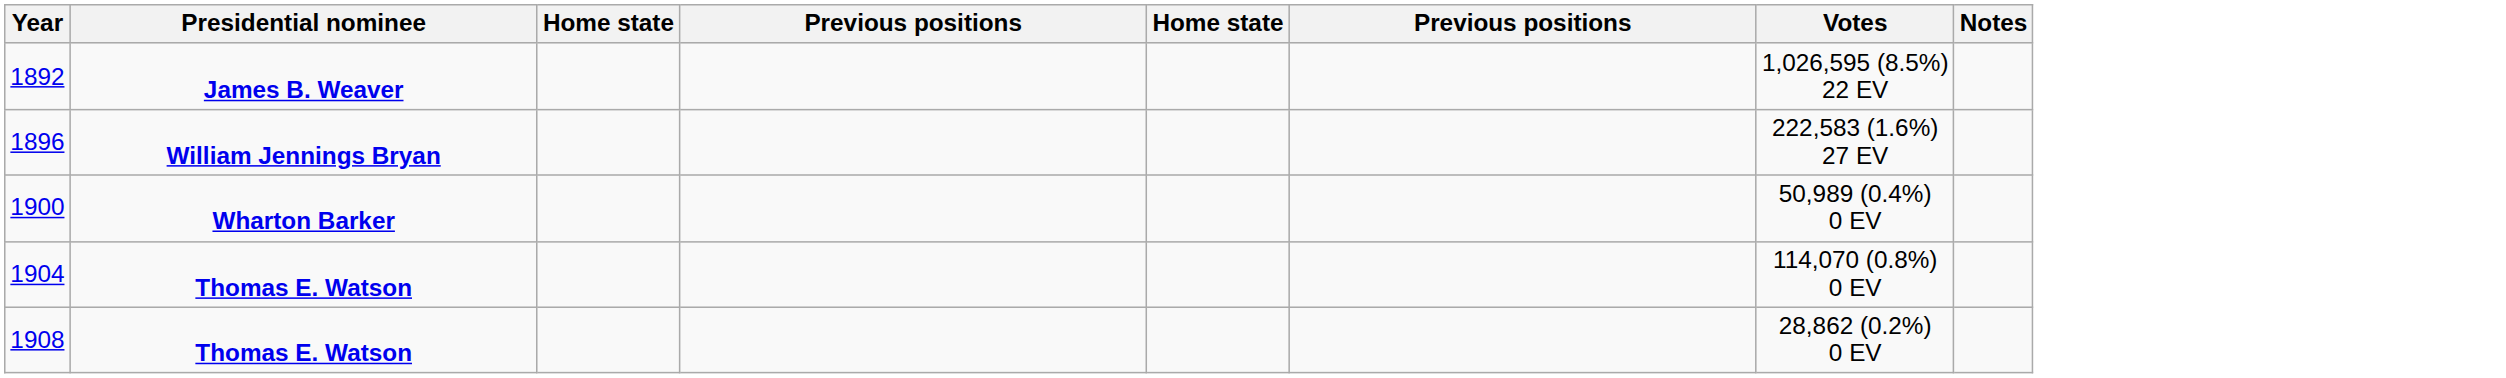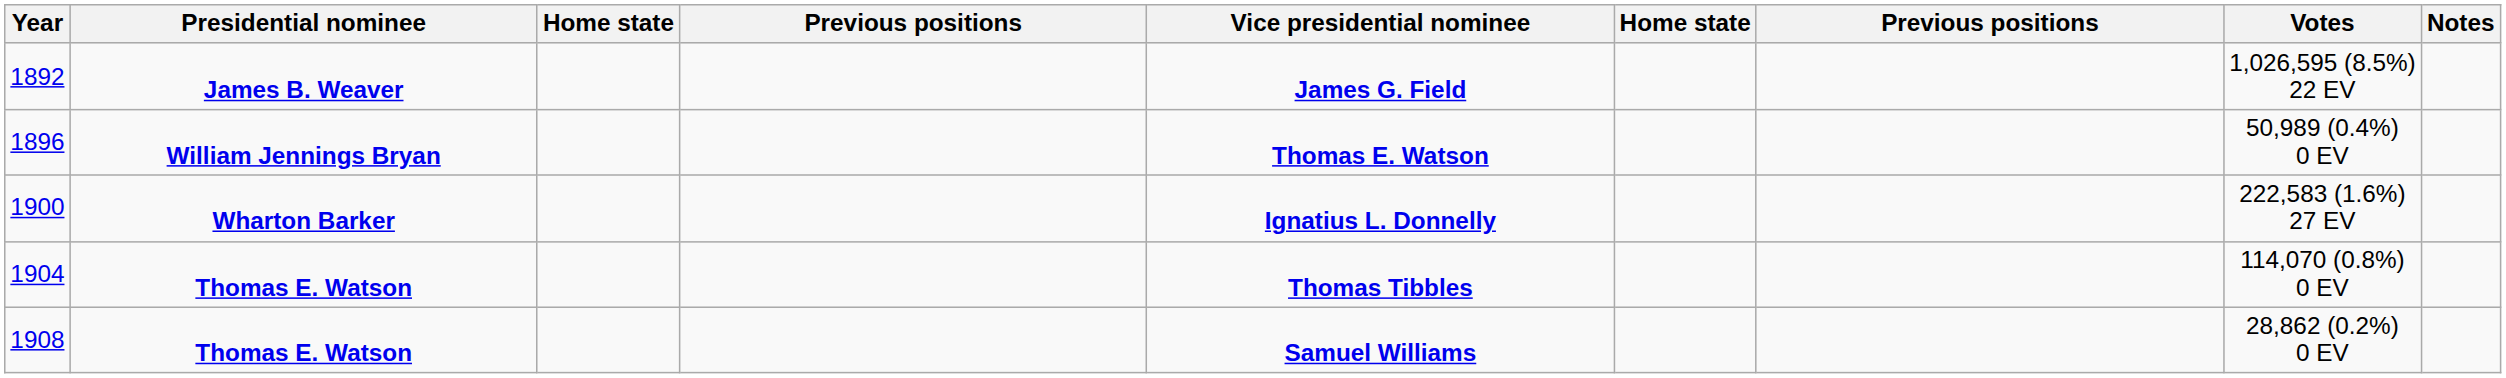+ column: (1380, 23)
(1855, 141) 222,583 (1.6%) 27 EV -> (2322, 141) 50,989 (0.4%) 0 EV
(1855, 207) 50,989 (0.4%) 0 EV -> (2322, 207) 222,583 (1.6%) 27 EV
